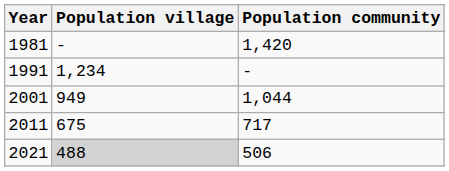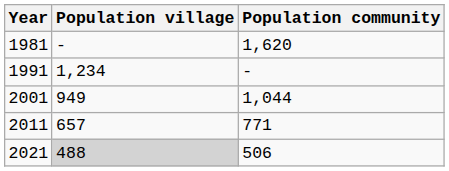(267, 45) 1,420 -> (267, 45) 1,620
(71, 126) 675 -> (71, 126) 657
(257, 126) 717 -> (257, 126) 771
